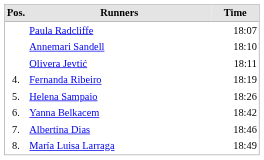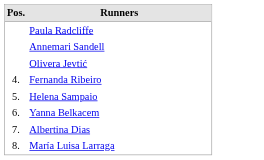- column: (235, 13)
